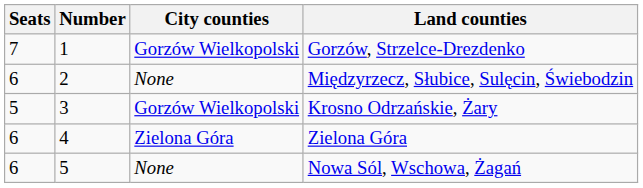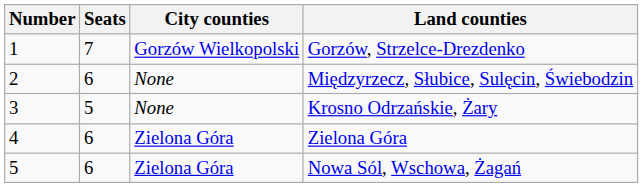columns swapped: (92, 19) <-> (30, 19)
(217, 108) Gorzów Wielkopolski -> (154, 108) None
(154, 167) None -> (184, 167) Zielona Góra
